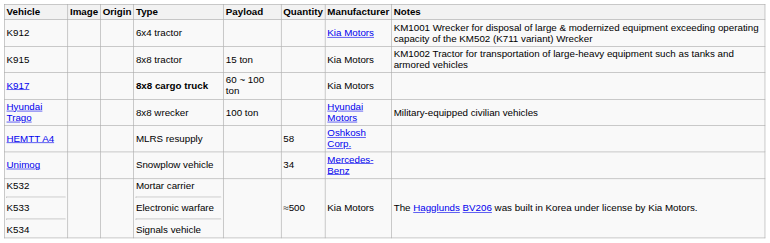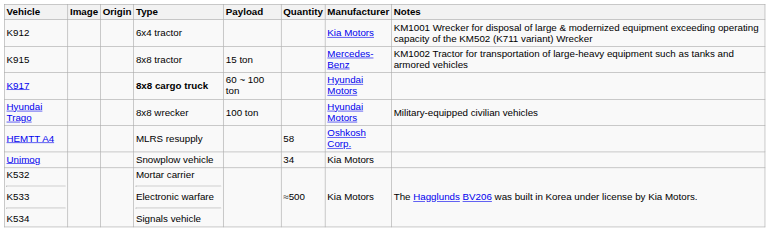(351, 59) Kia Motors -> (350, 59) Mercedes-Benz
(351, 86) Kia Motors -> (345, 86) Hyundai Motors
(350, 165) Mercedes-Benz -> (351, 160) Kia Motors
